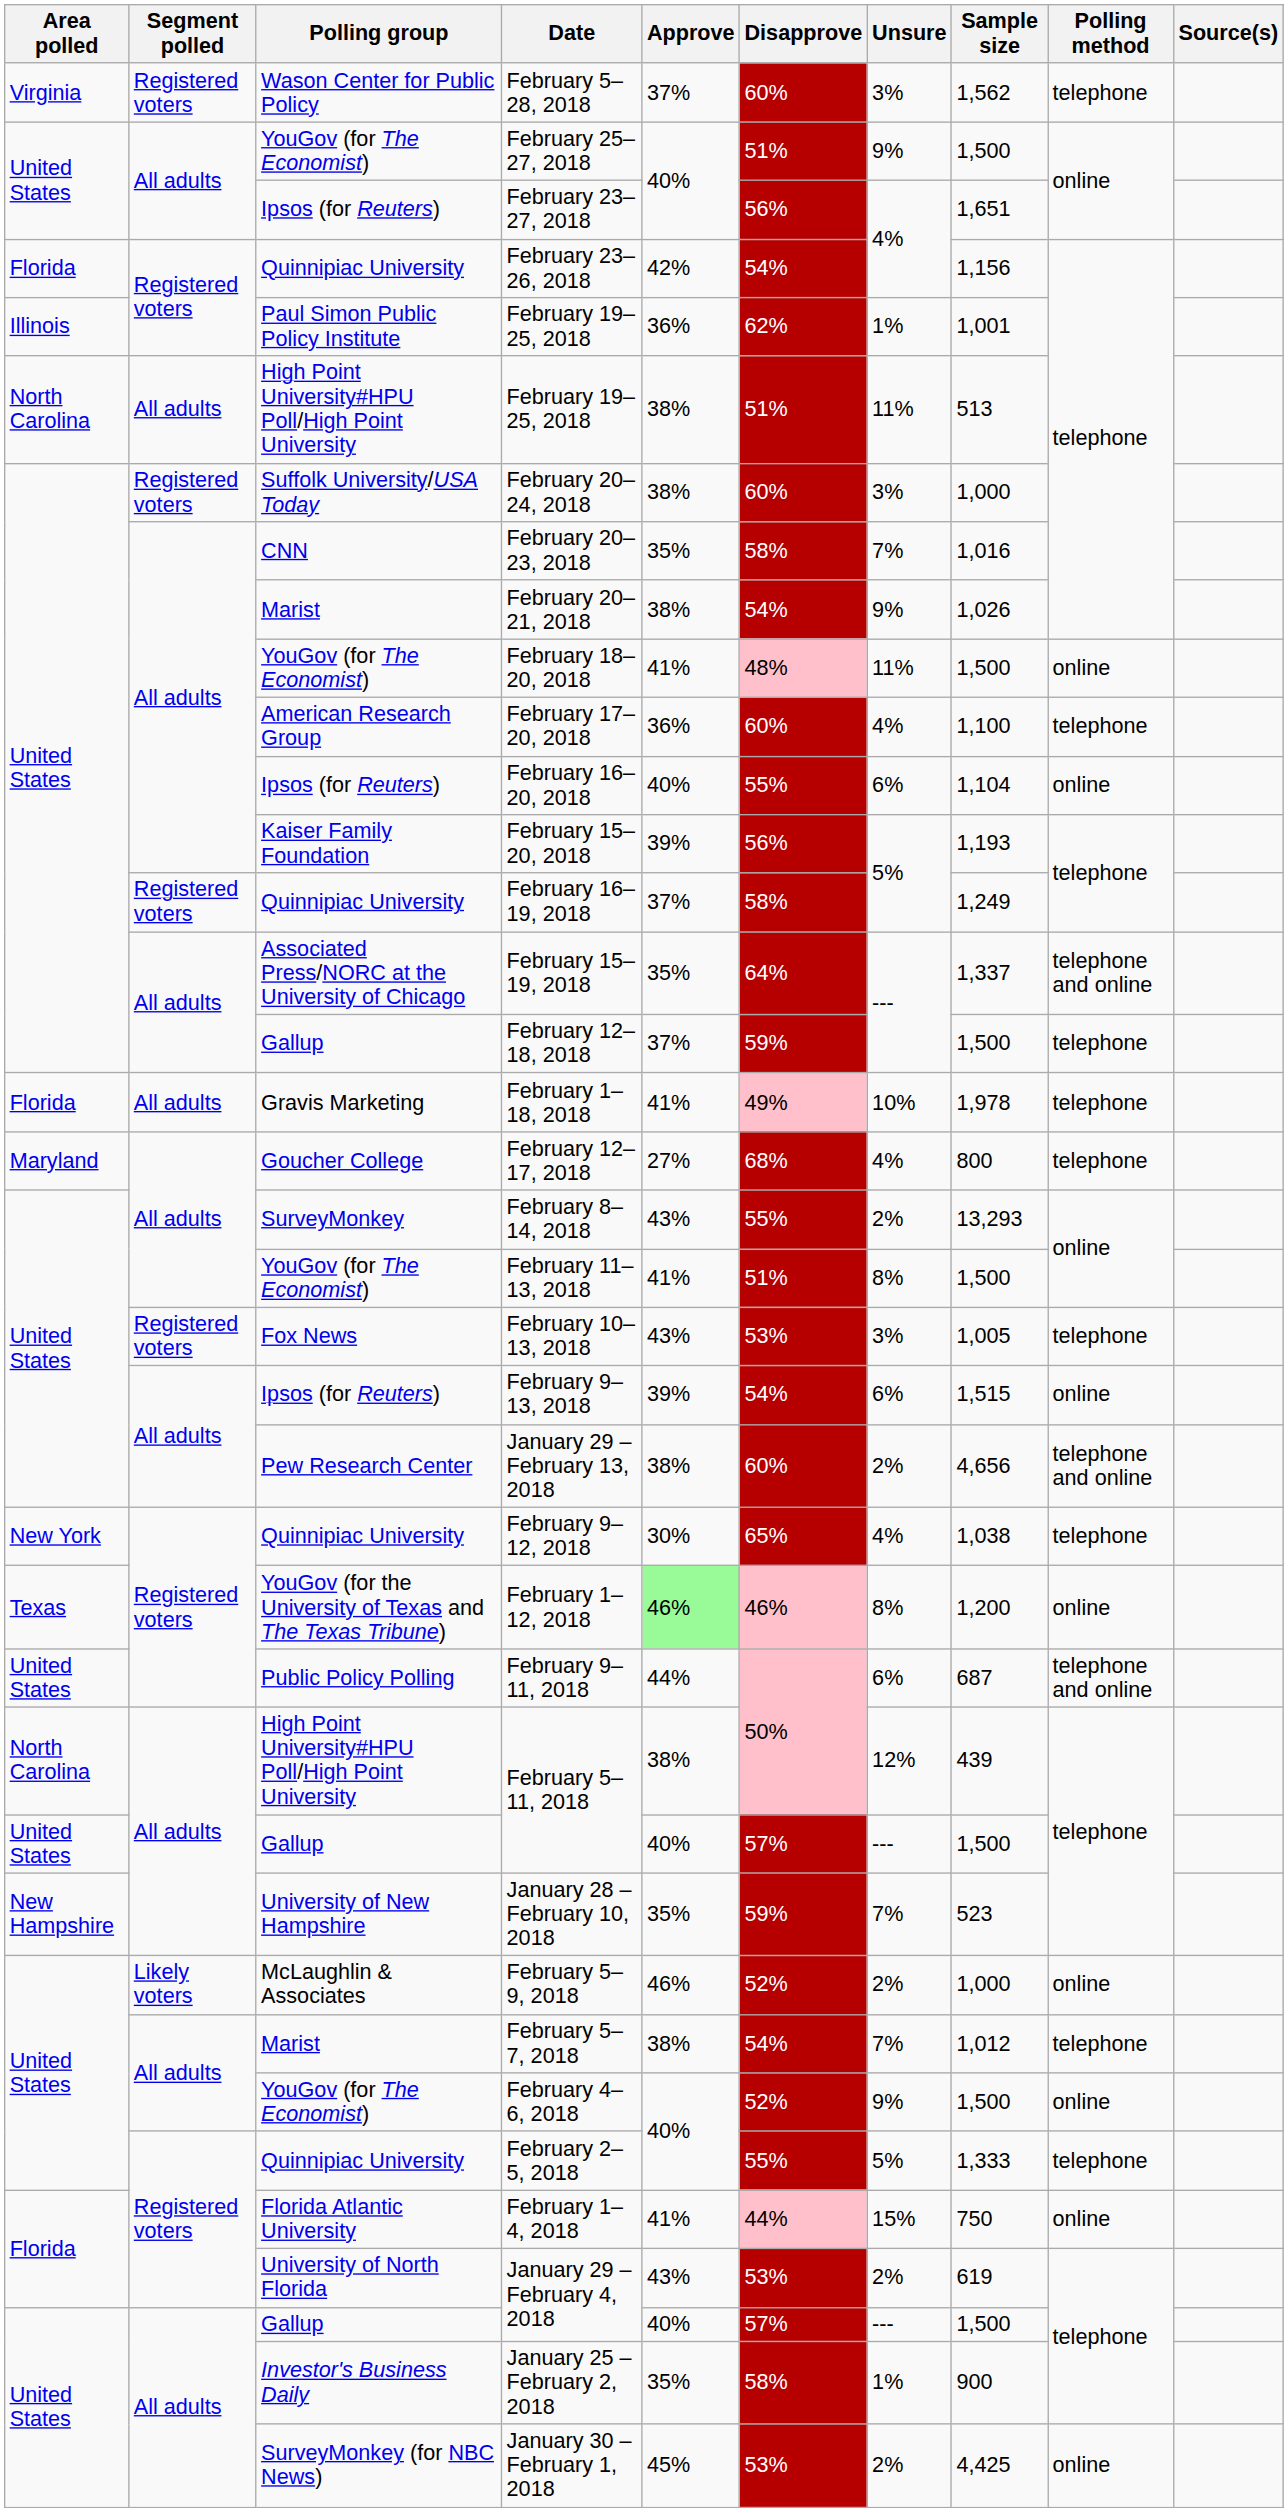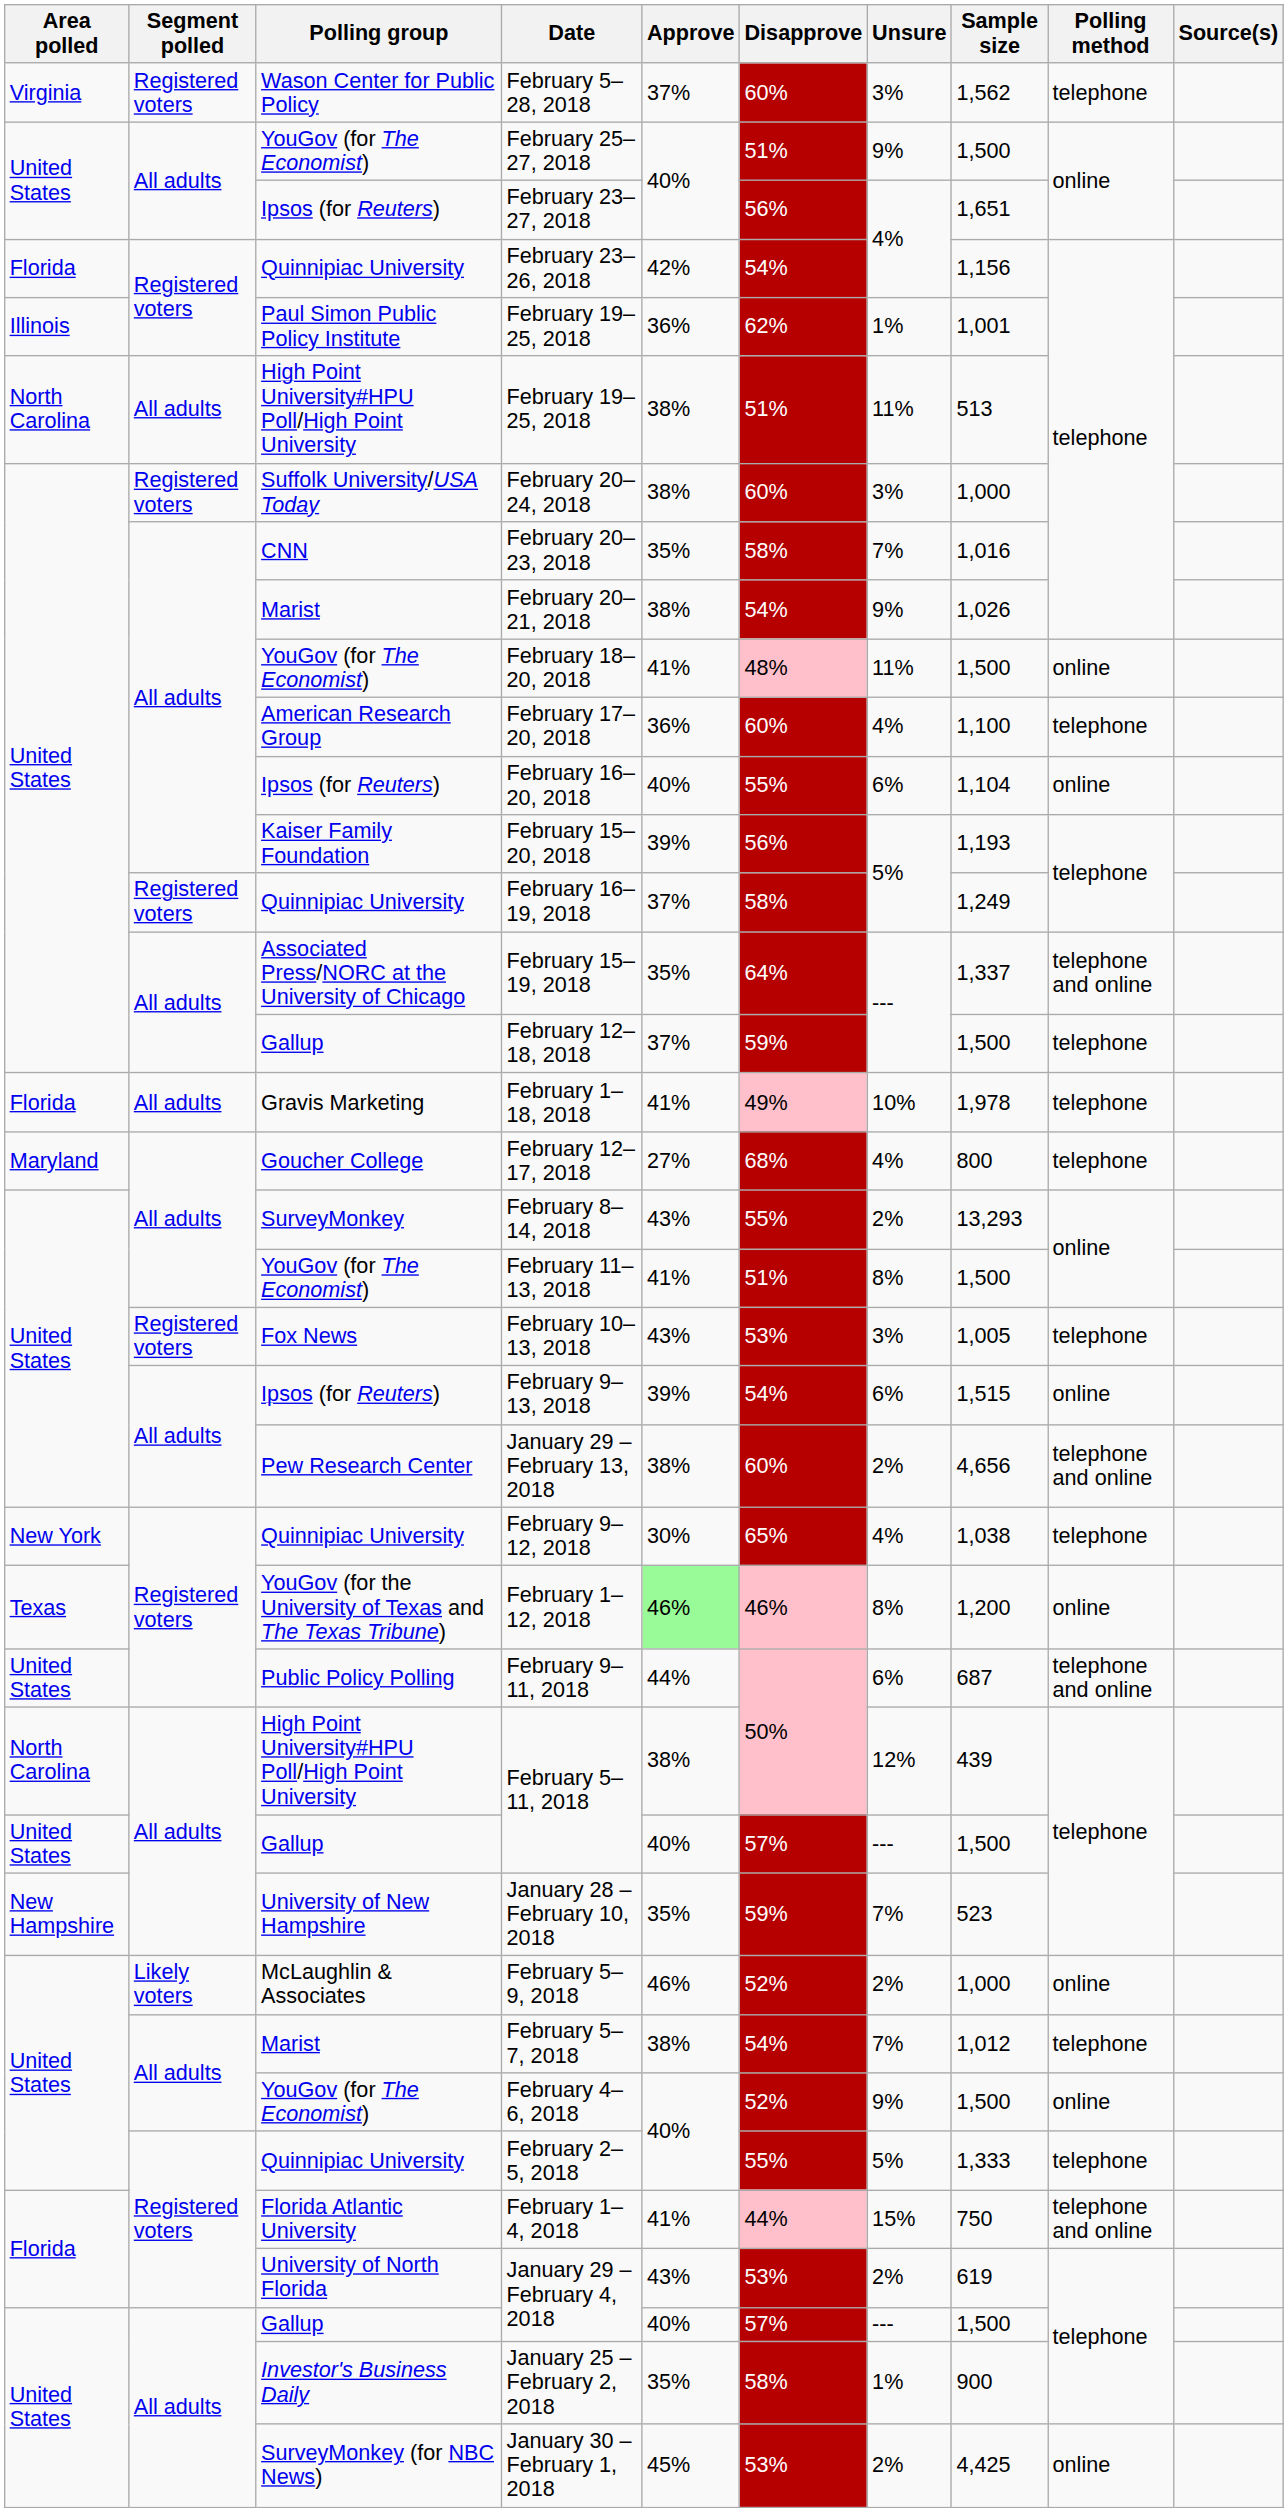(1081, 2219) online -> (1102, 2219) telephone and online
